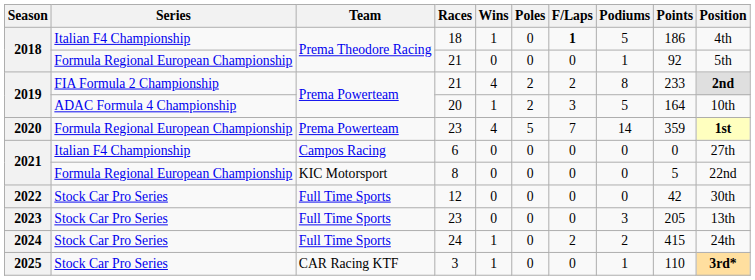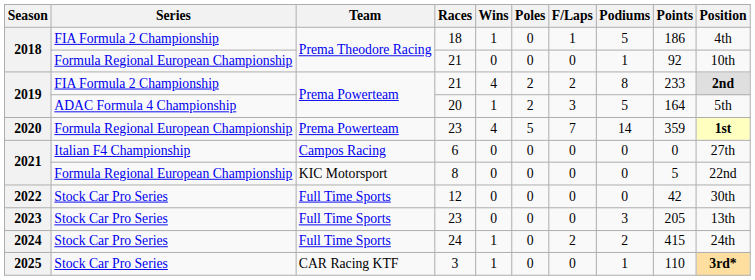(122, 38) Italian F4 Championship -> (137, 38) FIA Formula 2 Championship
(572, 38) bold -> (572, 38) normal
(723, 61) 5th -> (723, 61) 10th
(723, 106) 10th -> (723, 106) 5th
